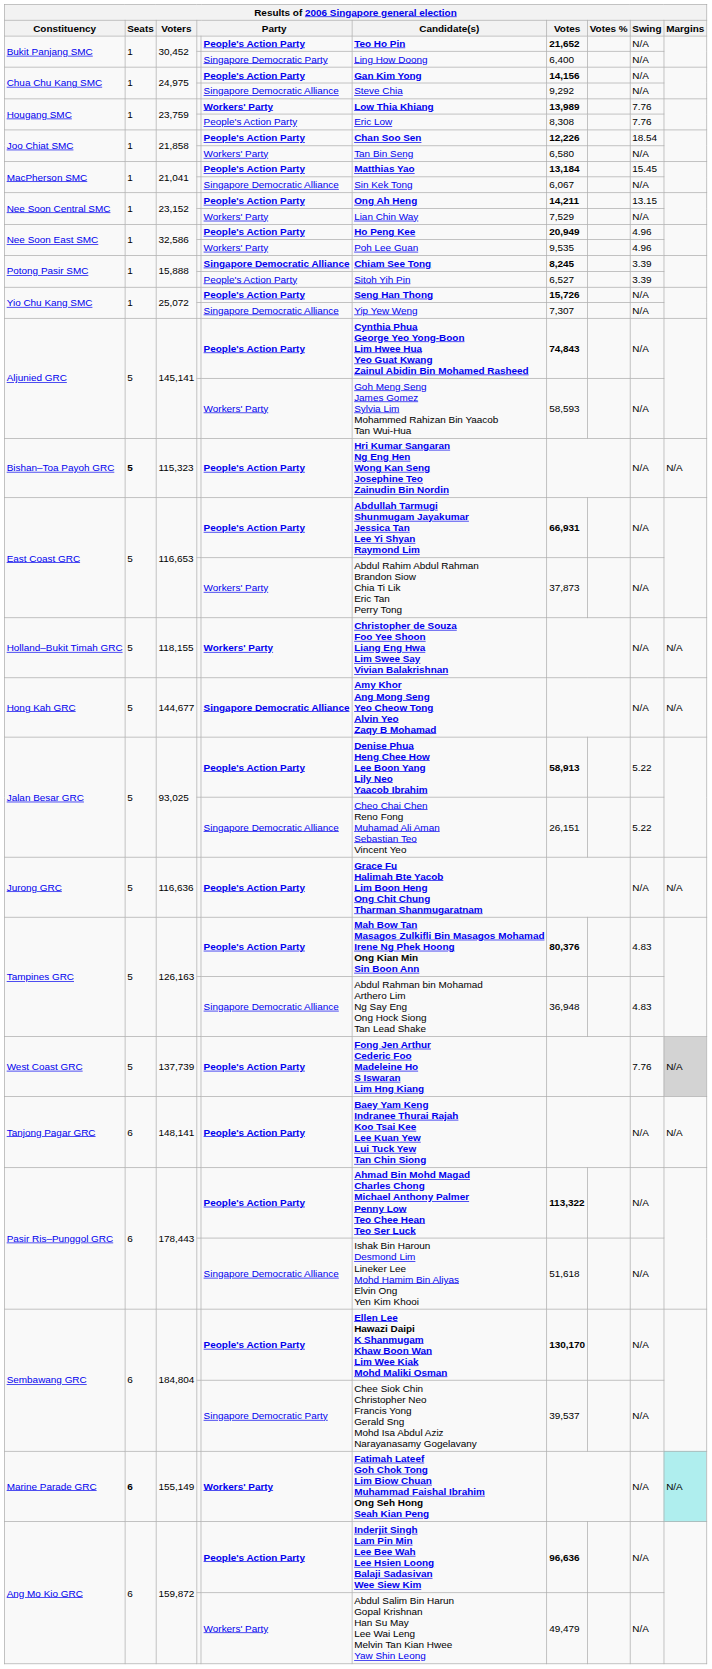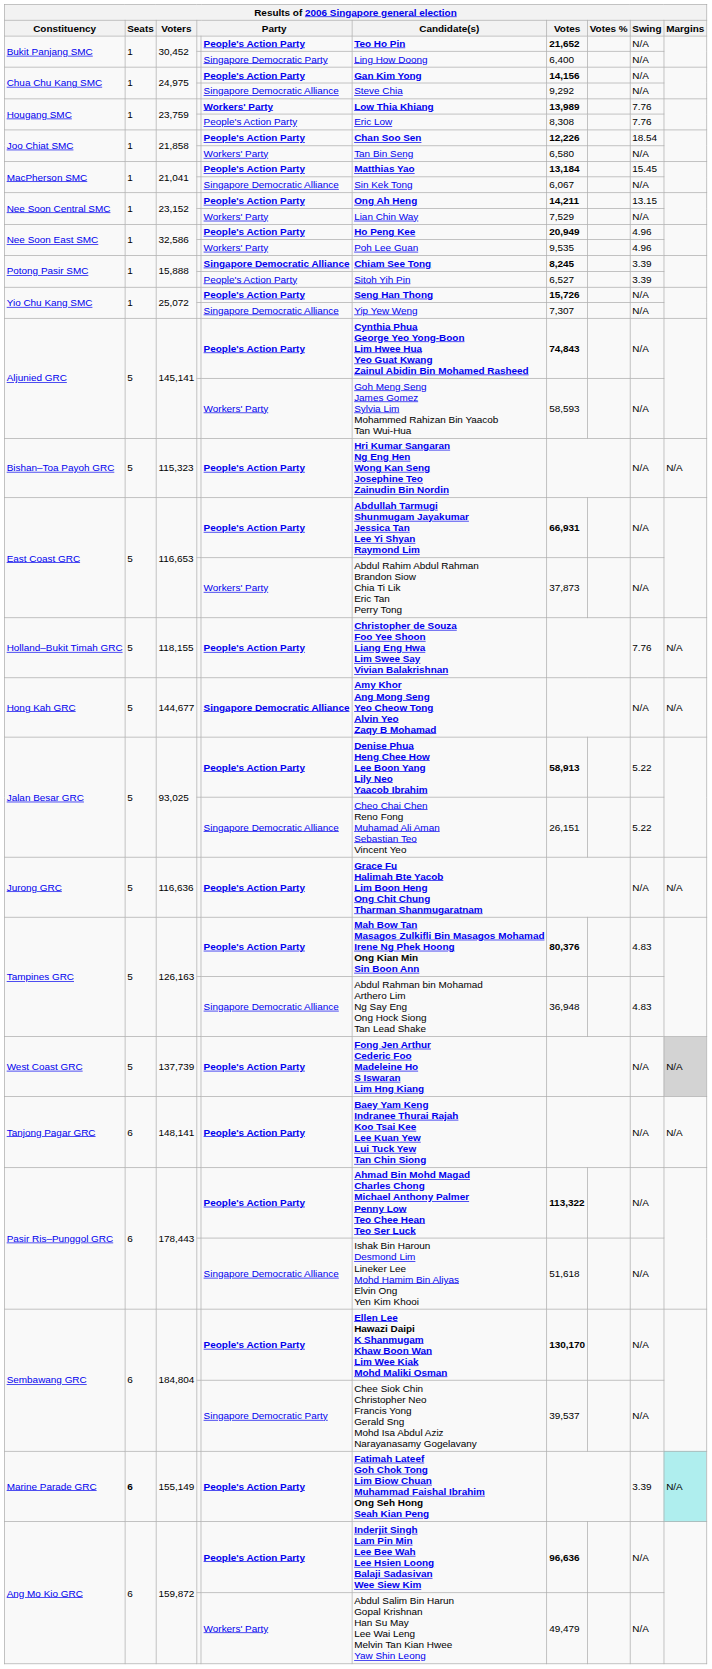(130, 468) bold -> (130, 468) normal
(238, 648) Workers' Party -> (254, 648) People's Action Party
(641, 648) N/A -> (642, 648) 7.76
(642, 1067) 7.76 -> (641, 1067) N/A
(238, 1487) Workers' Party -> (254, 1487) People's Action Party
(641, 1487) N/A -> (642, 1487) 3.39
